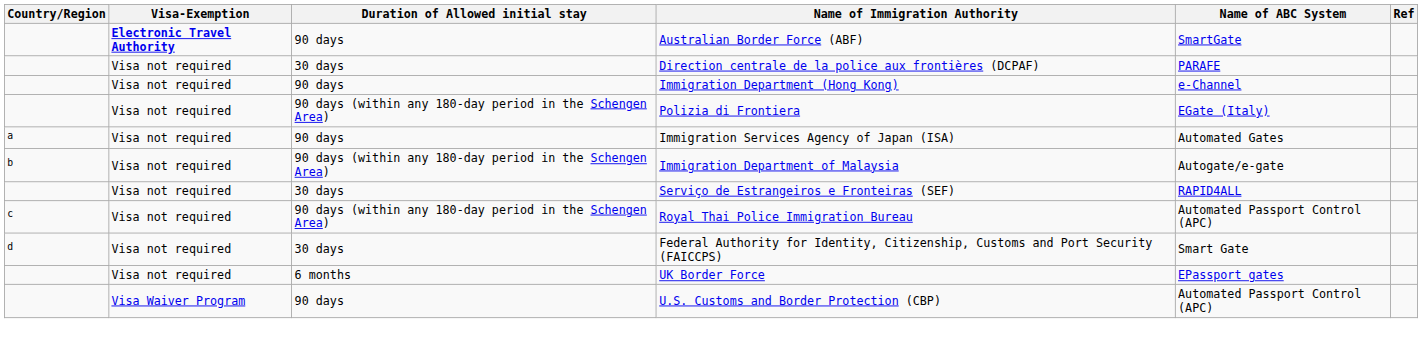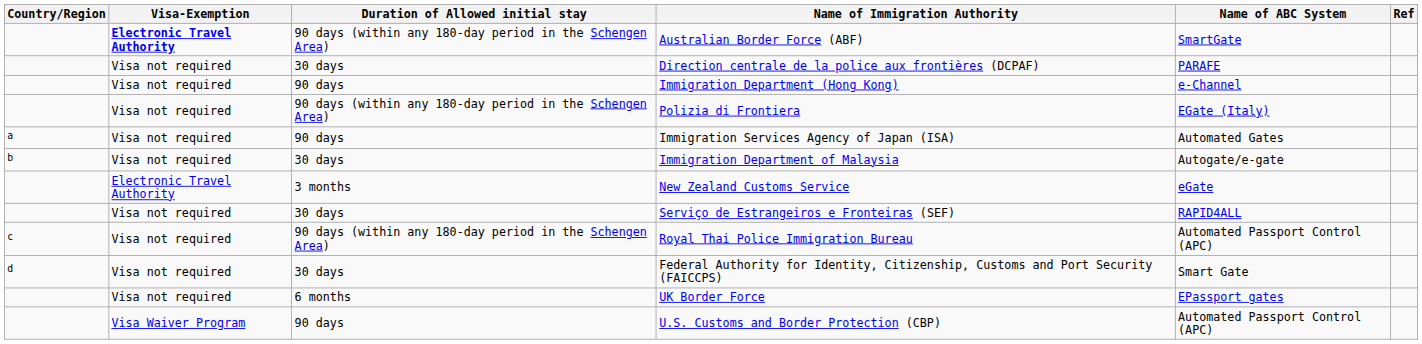(319, 40) 90 days -> (471, 40) 90 days (within any 180-day period in the Schengen Area)
(471, 165) 90 days (within any 180-day period in the Schengen Area) -> (319, 160) 30 days
+ row: (754, 187)
